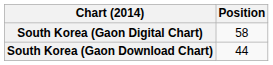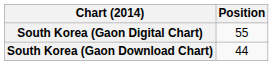(242, 32) 58 -> (242, 32) 55
